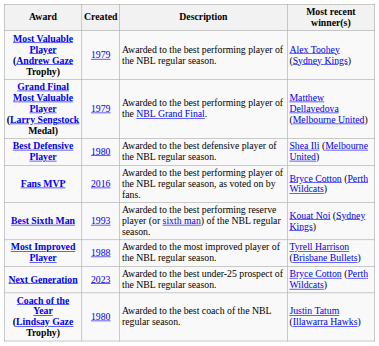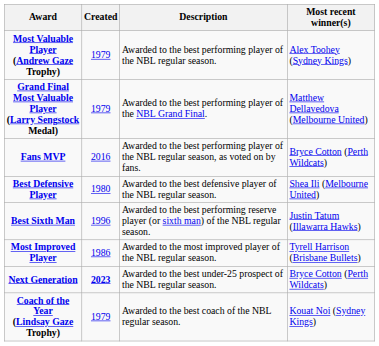rows swapped: (43, 183) <-> (43, 152)
(101, 221) 1993 -> (101, 221) 1996
(327, 221) Kouat Noi (Sydney Kings) -> (325, 221) Justin Tatum (Illawarra Hawks)
(101, 253) 1988 -> (101, 253) 1986
(101, 279) normal -> (101, 279) bold
(101, 317) 1980 -> (101, 317) 1979
(325, 317) Justin Tatum (Illawarra Hawks) -> (327, 317) Kouat Noi (Sydney Kings)
